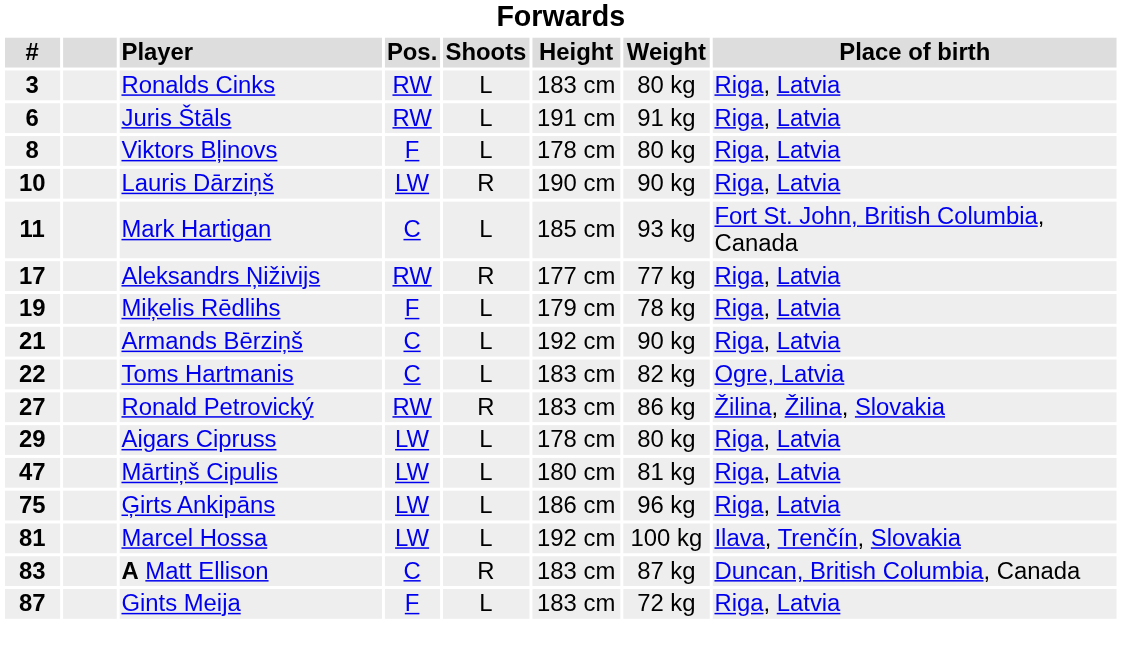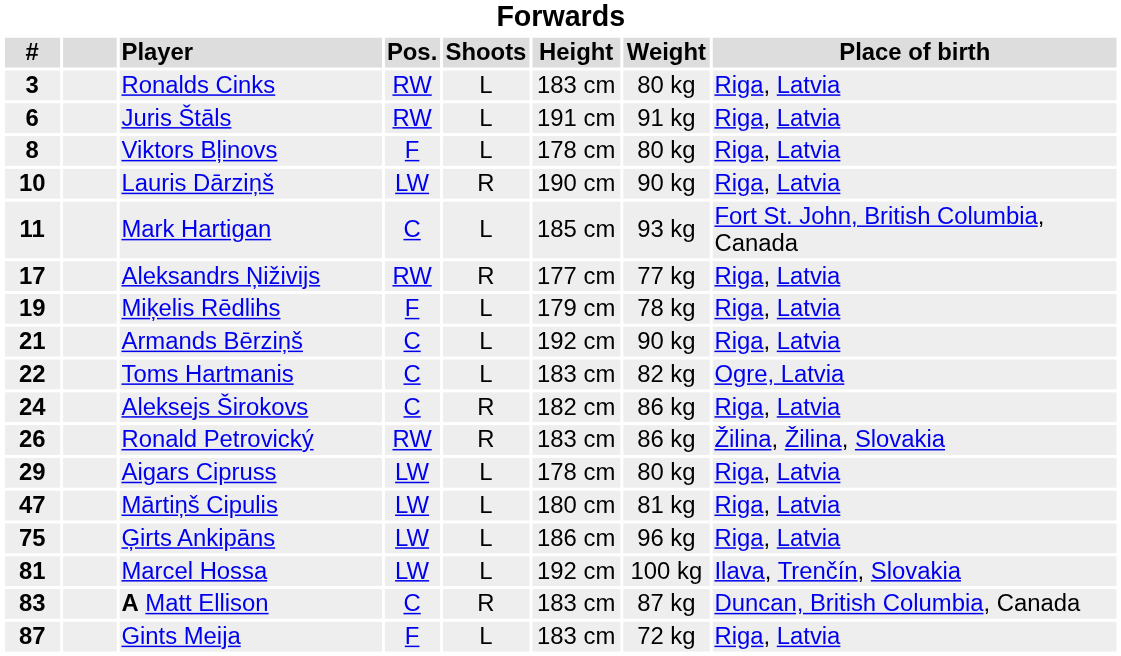+ row: (215, 406)
(32, 406) 27 -> (32, 439) 26
